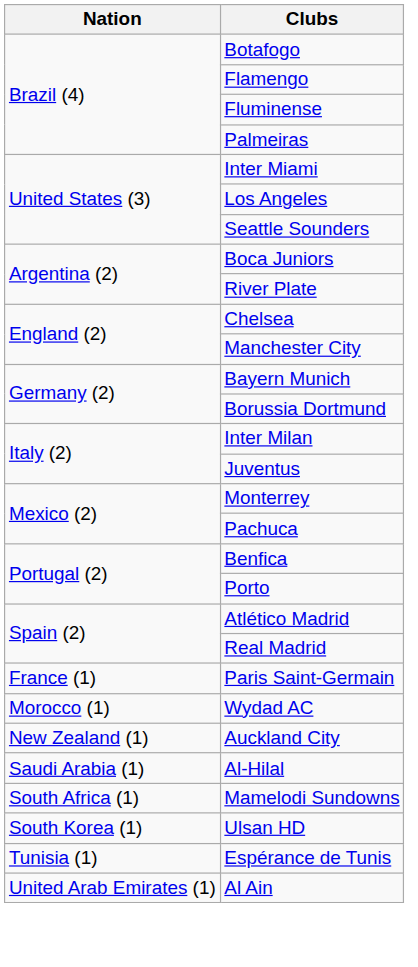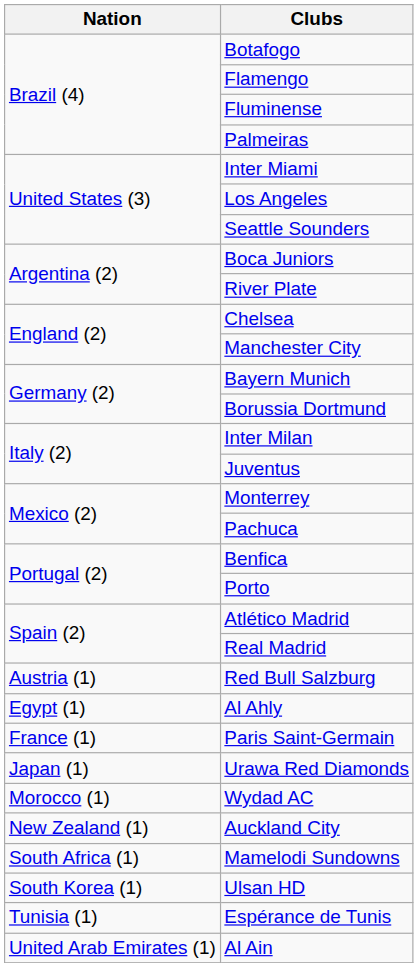+ row: (300, 678)
+ row: (253, 708)
+ row: (317, 768)
- row: (254, 768)
